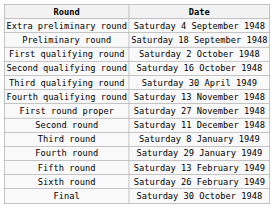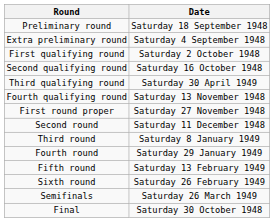rows swapped: (67, 26) <-> (67, 40)
+ row: (67, 196)
